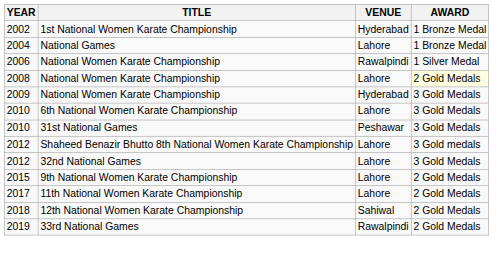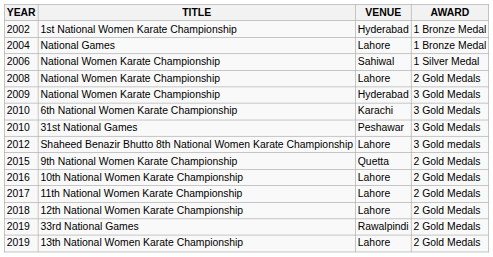(383, 62) Rawalpindi -> (376, 62) Sahiwal
(447, 78) lightyellow background -> (447, 78) no background
(374, 111) Lahore -> (375, 111) Karachi
- row: (18, 161)
(374, 177) Lahore -> (373, 161) Quetta
+ row: (18, 177)
(376, 210) Sahiwal -> (374, 210) Lahore
+ row: (18, 243)
